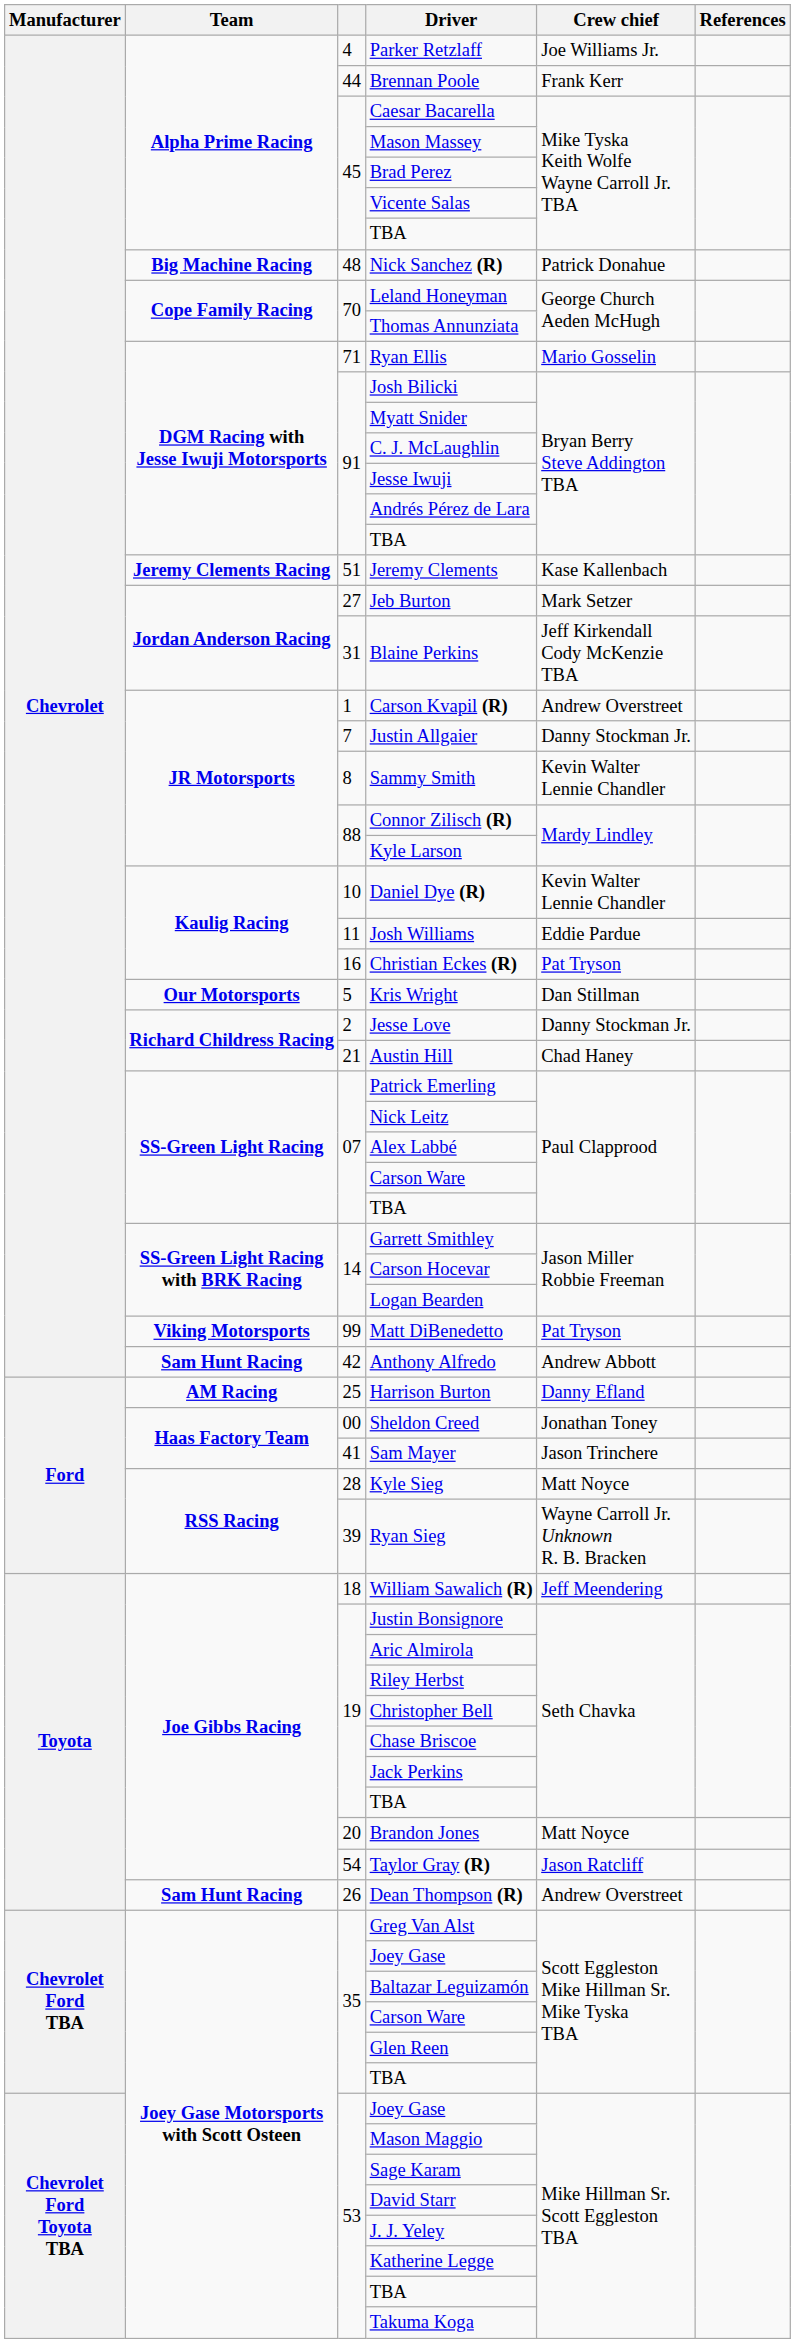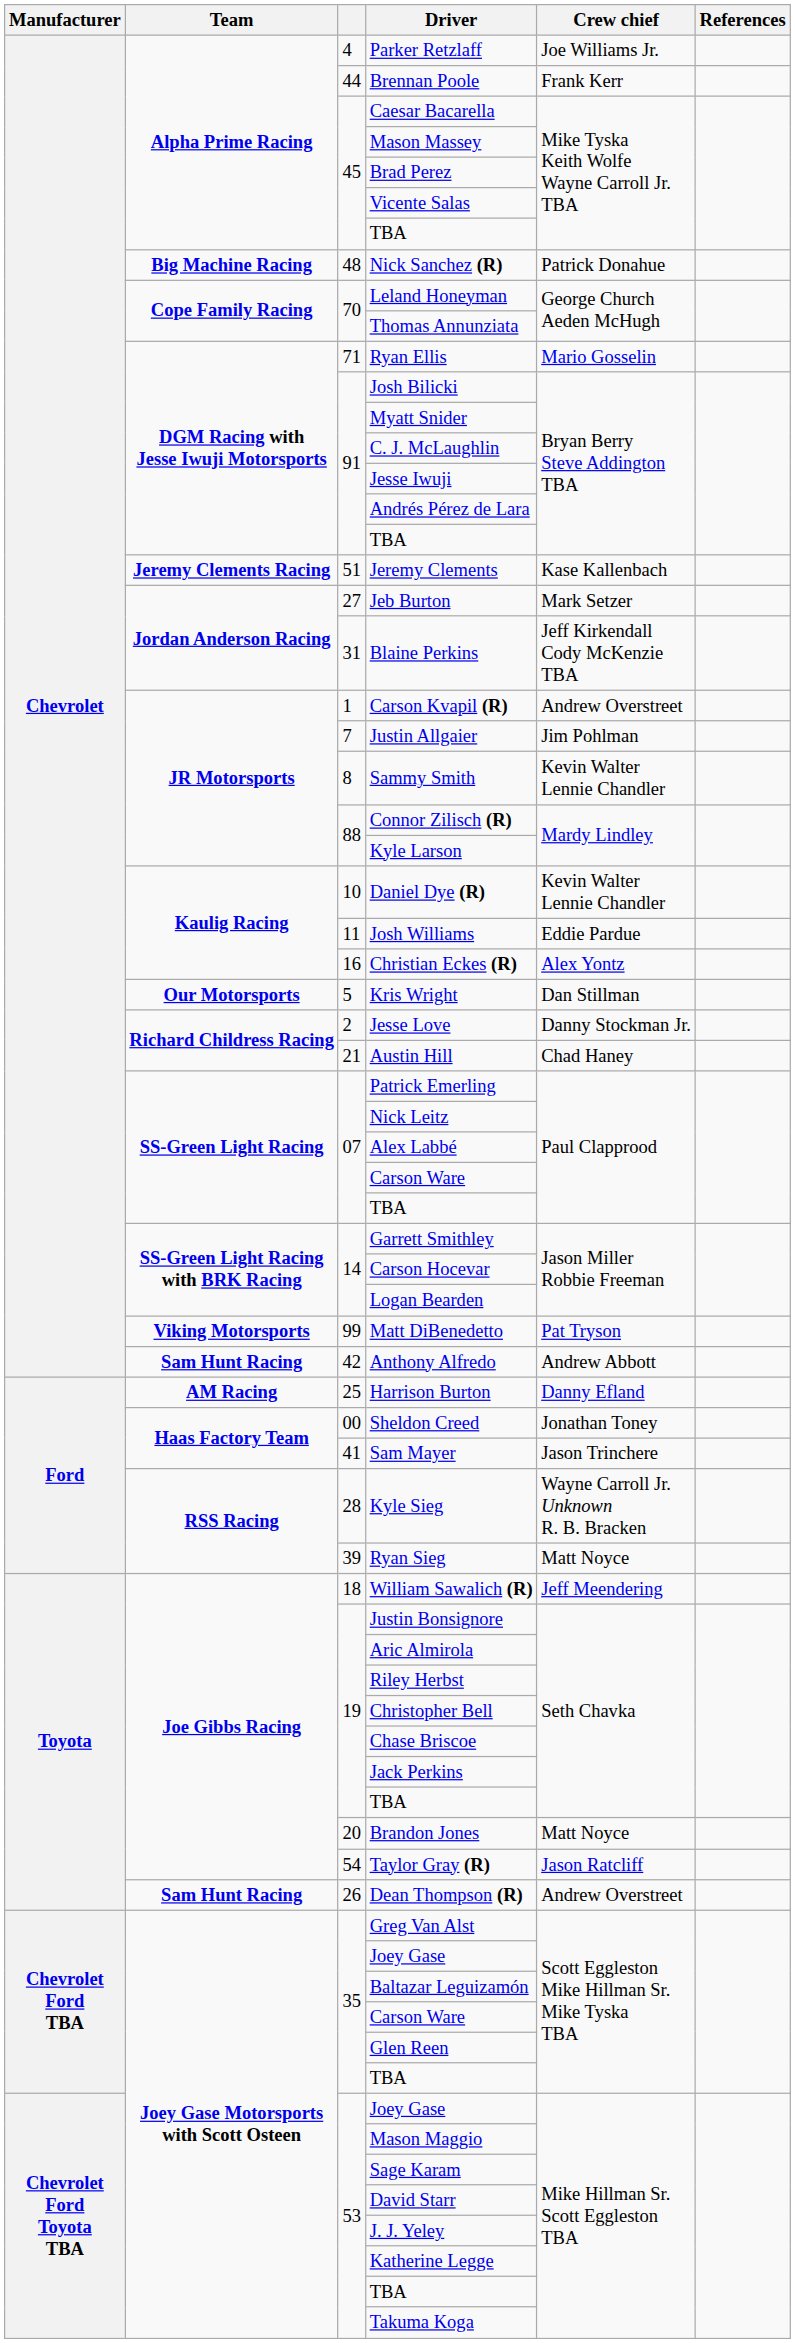(616, 736) Danny Stockman Jr. -> (590, 736) Jim Pohlman
(581, 963) Pat Tryson -> (583, 963) Alex Yontz
(585, 1483) Matt Noyce -> (606, 1505) Wayne Carroll Jr. Unknown R. B. Bracken
(606, 1536) Wayne Carroll Jr. Unknown R. B. Bracken -> (585, 1558) Matt Noyce
